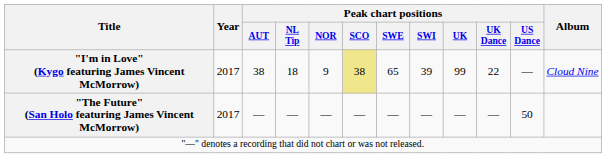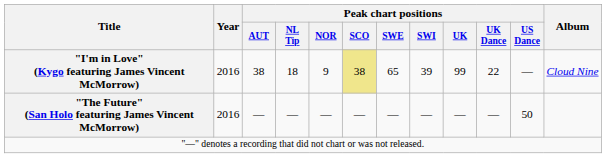(228, 71) 2017 -> (228, 71) 2016
(228, 115) 2017 -> (228, 115) 2016
